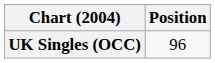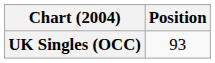(178, 44) 96 -> (178, 44) 93
